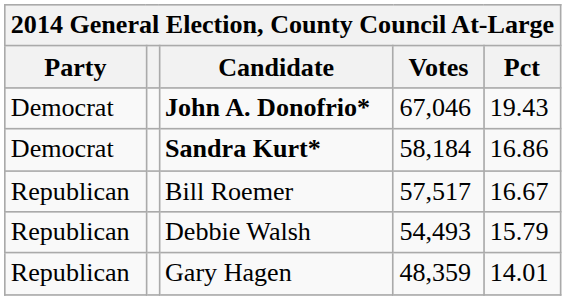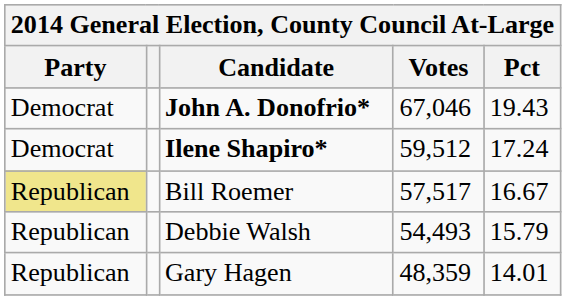+ row: (246, 149)
- row: (243, 149)
(70, 190) no background -> (70, 190) khaki background
